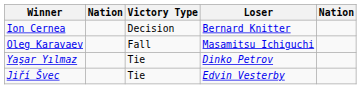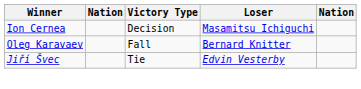(247, 28) Bernard Knitter -> (258, 28) Masamitsu Ichiguchi
(258, 44) Masamitsu Ichiguchi -> (247, 44) Bernard Knitter
- row: (42, 60)
